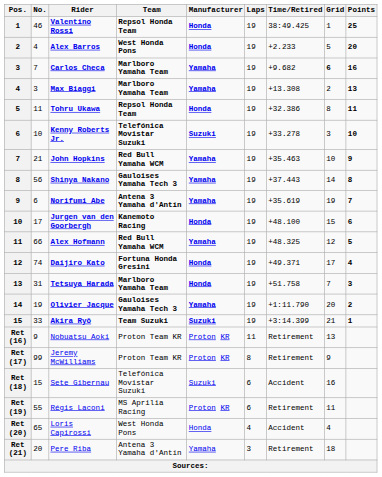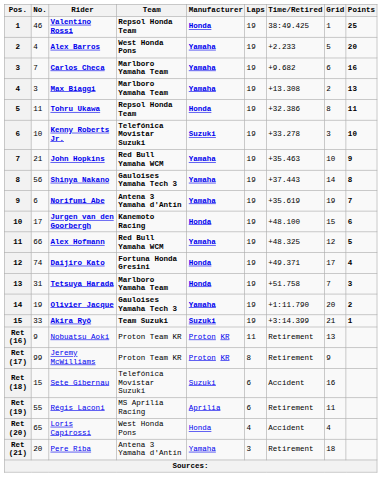(200, 48) Honda -> (202, 48) Yamaha
(328, 69) bold -> (328, 69) normal
(209, 408) Proton KR -> (205, 408) Aprilia
